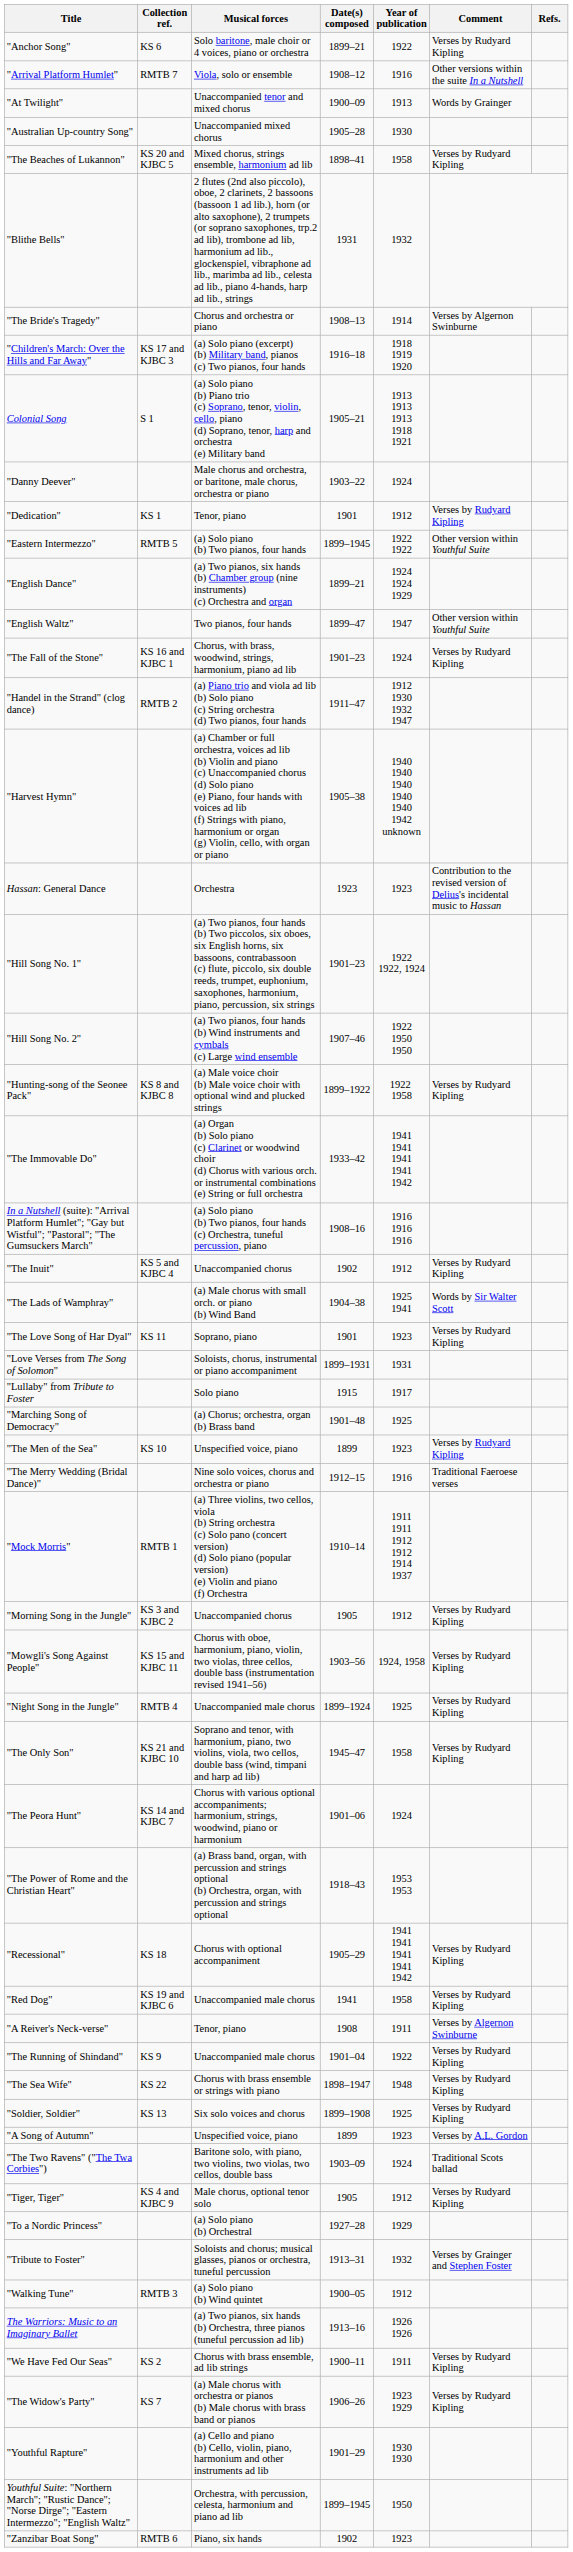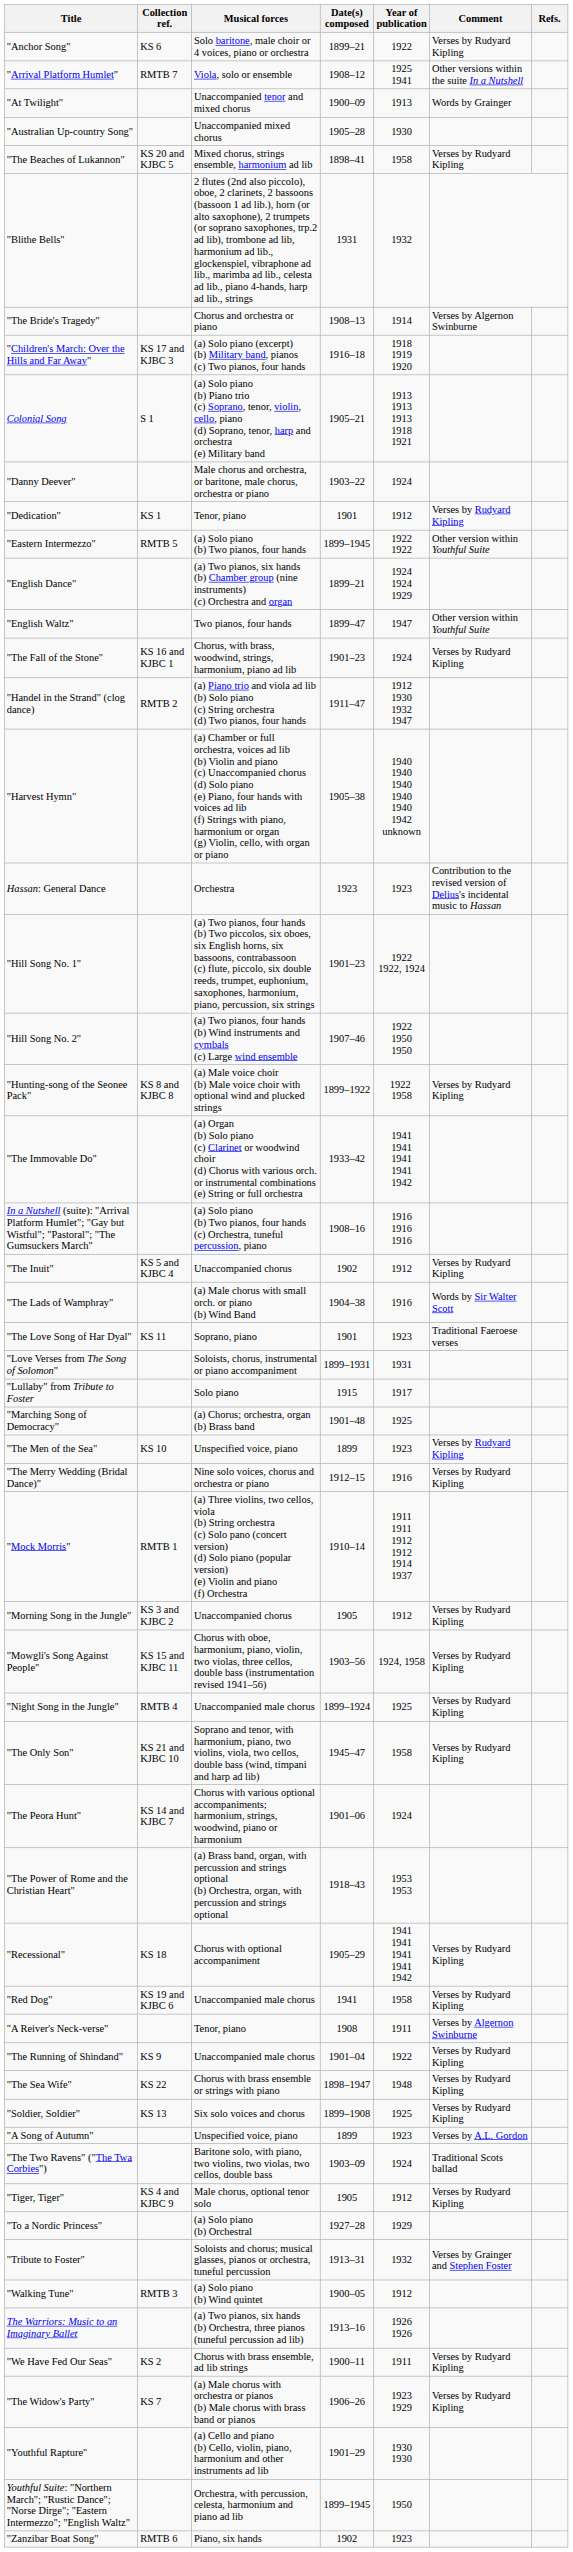(402, 74) 1916 -> (402, 74) 1925 1941
(402, 1302) 1925 1941 -> (402, 1302) 1916
(471, 1336) Verses by Rudyard Kipling -> (475, 1336) Traditional Faeroese verses
(475, 1477) Traditional Faeroese verses -> (471, 1477) Verses by Rudyard Kipling
